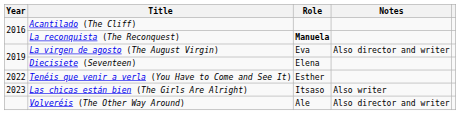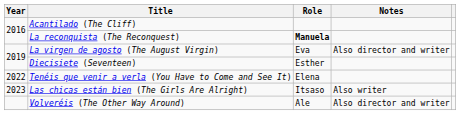(307, 63) Elena -> (310, 63) Esther
(310, 77) Esther -> (307, 77) Elena
